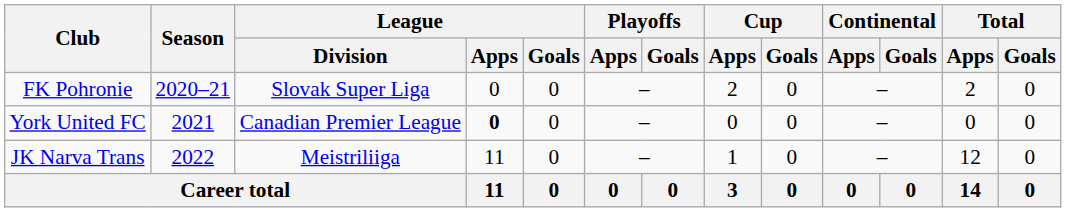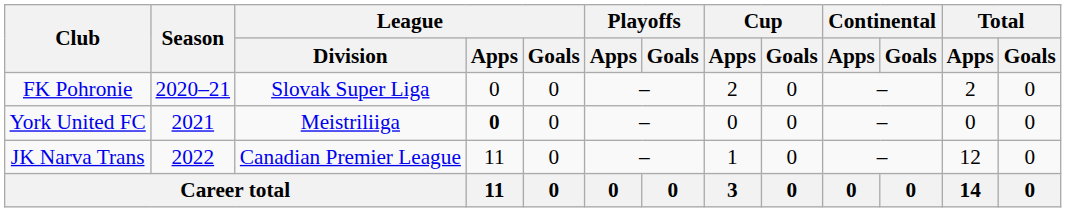(350, 122) Canadian Premier League -> (350, 122) Meistriliiga
(350, 156) Meistriliiga -> (350, 156) Canadian Premier League
